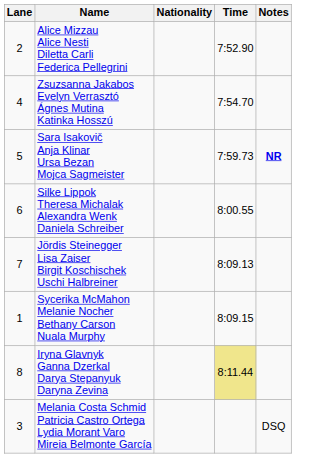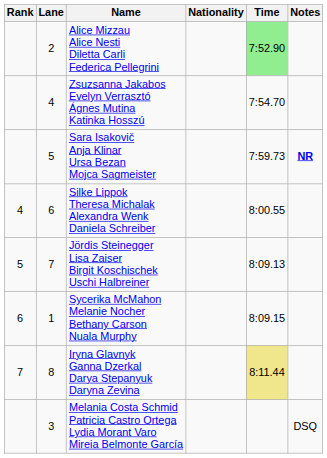+ column: (20, 13)
(235, 48) no background -> (267, 48) lightgreen background
